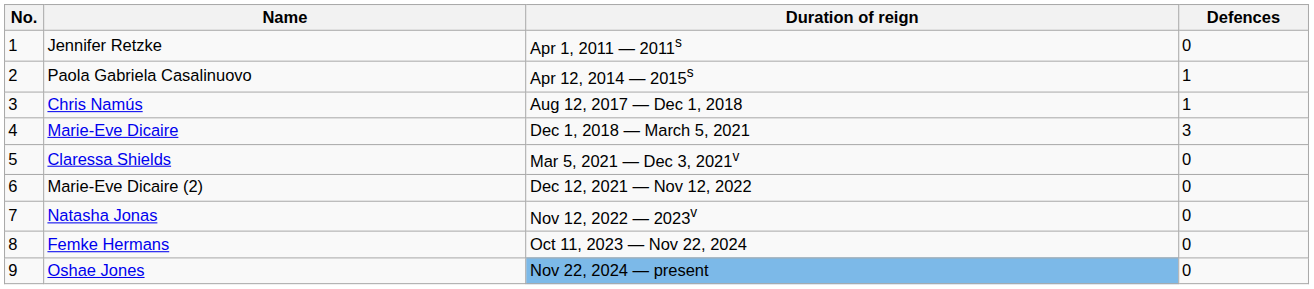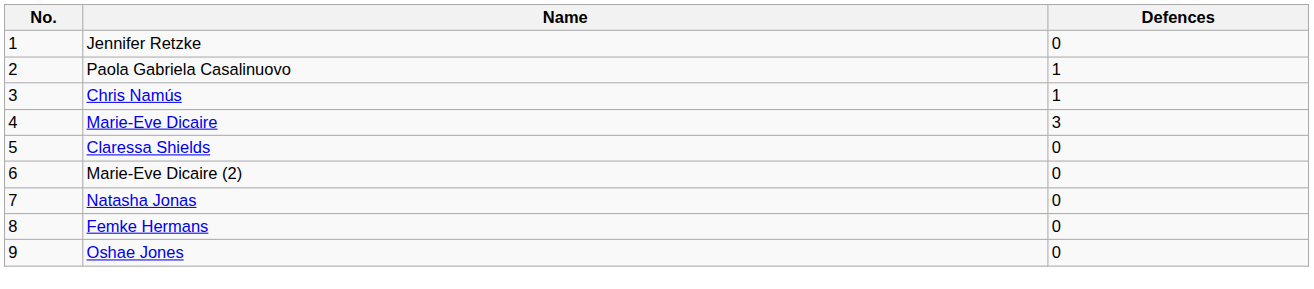- column: (852, 17)
